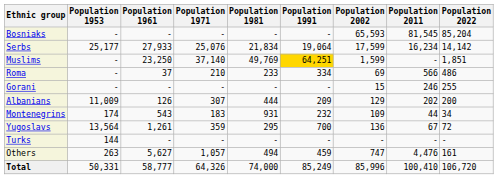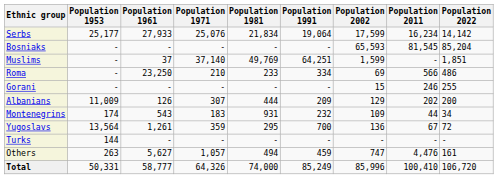rows swapped: (26, 34) <-> (19, 47)
(157, 60) 23,250 -> (167, 60) 37
(317, 60) gold background -> (317, 60) no background
(167, 74) 37 -> (157, 74) 23,250
